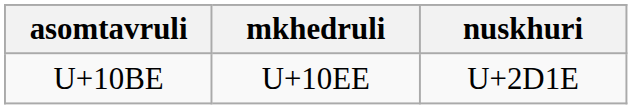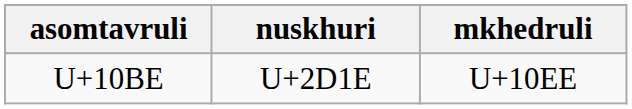columns swapped: (523, 28) <-> (316, 28)
